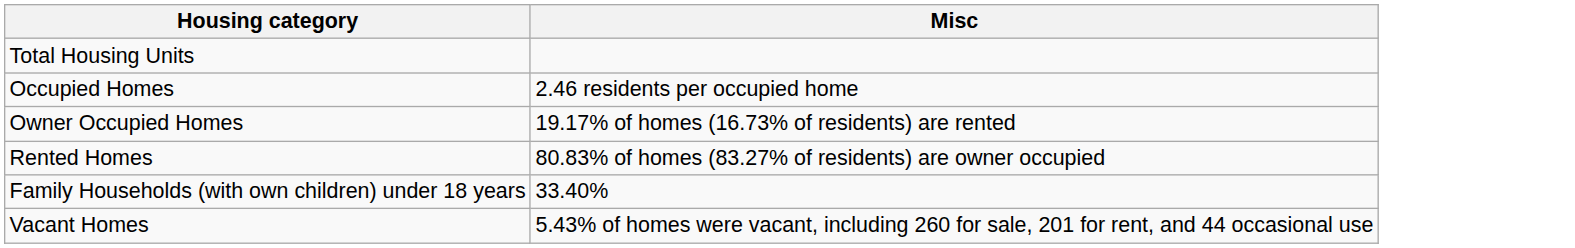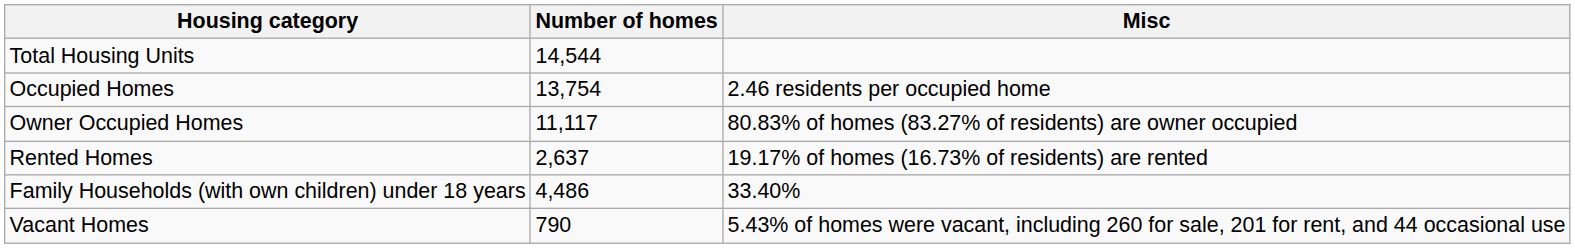+ column: (627, 21)
(776, 123) 19.17% of homes (16.73% of residents) are rented -> (1012, 123) 80.83% of homes (83.27% of residents) are owner occupied
(820, 157) 80.83% of homes (83.27% of residents) are owner occupied -> (968, 157) 19.17% of homes (16.73% of residents) are rented
